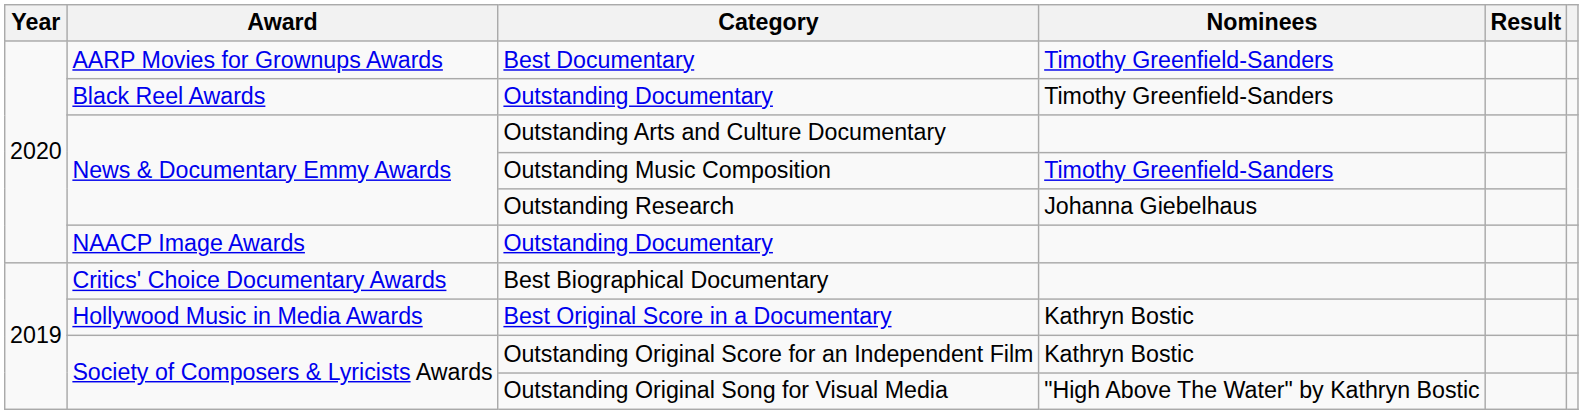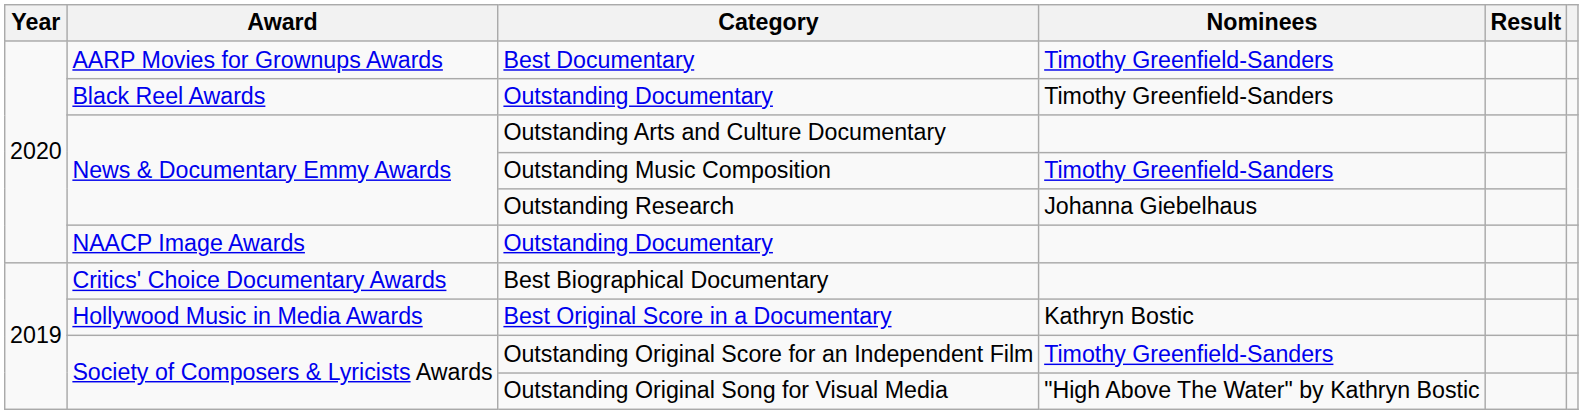(1119, 354) Kathryn Bostic -> (1189, 354) Timothy Greenfield-Sanders
